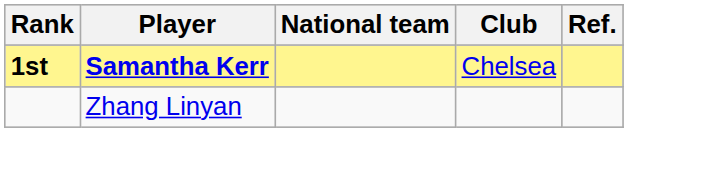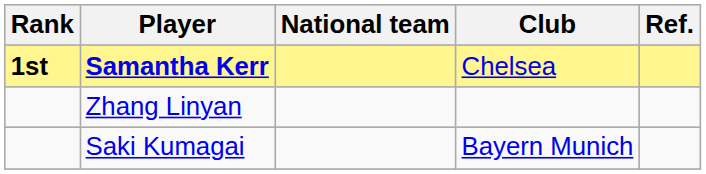+ row: (165, 147)
